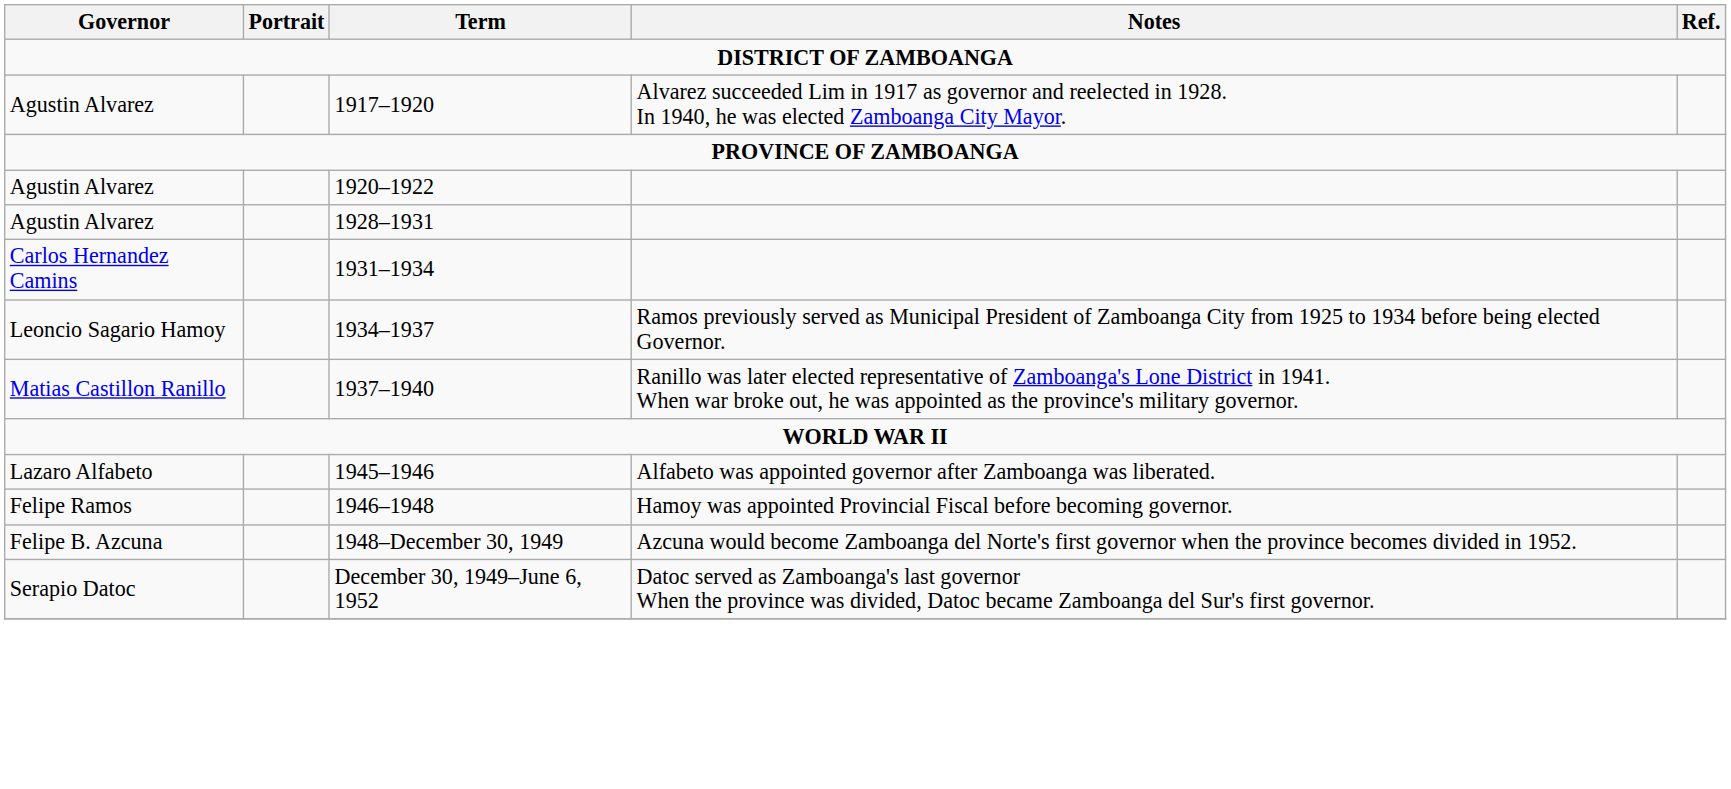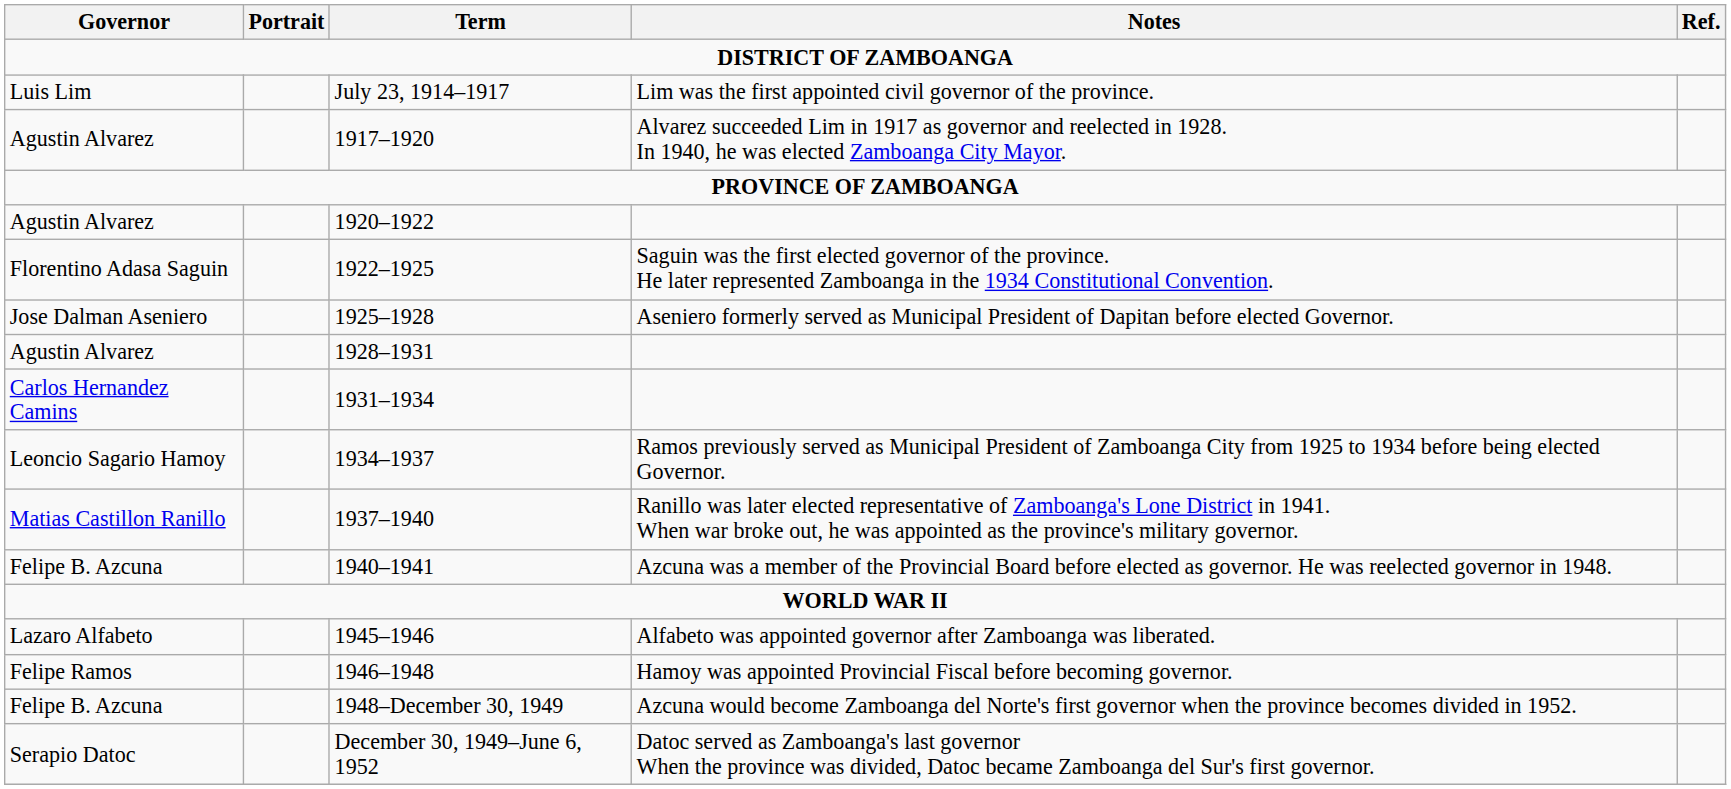+ row: (422, 92)
+ row: (384, 269)
+ row: (384, 316)
+ row: (384, 566)
